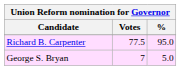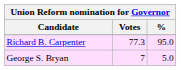(137, 42) 77.5 -> (137, 42) 77.3
